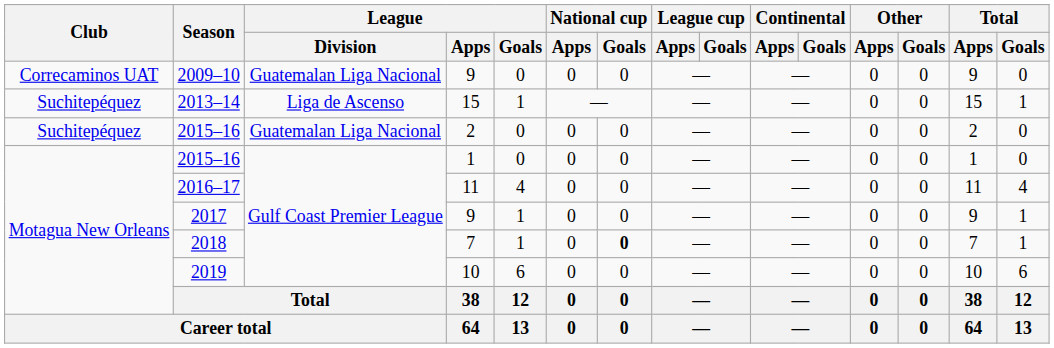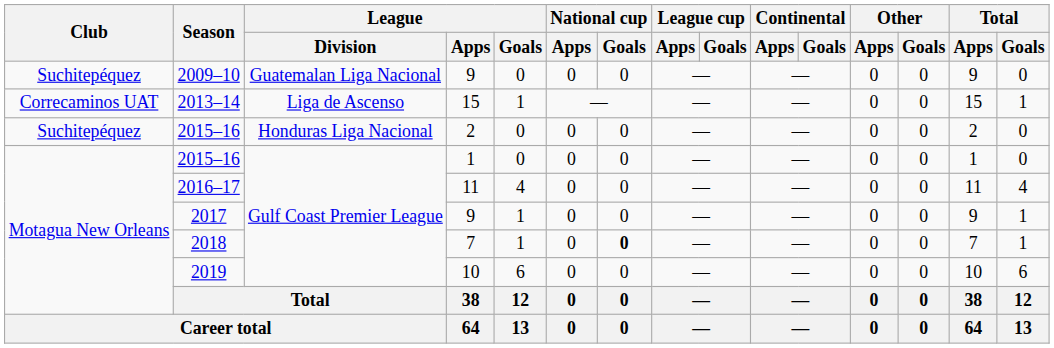(89, 74) Correcaminos UAT -> (89, 74) Suchitepéquez
(89, 103) Suchitepéquez -> (89, 103) Correcaminos UAT
(345, 131) Guatemalan Liga Nacional -> (345, 131) Honduras Liga Nacional
